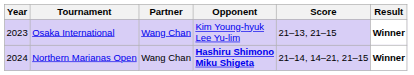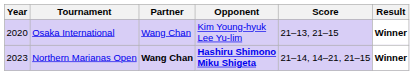(17, 33) 2023 -> (17, 33) 2020
(17, 58) 2024 -> (17, 58) 2023
(166, 58) normal -> (167, 58) bold
